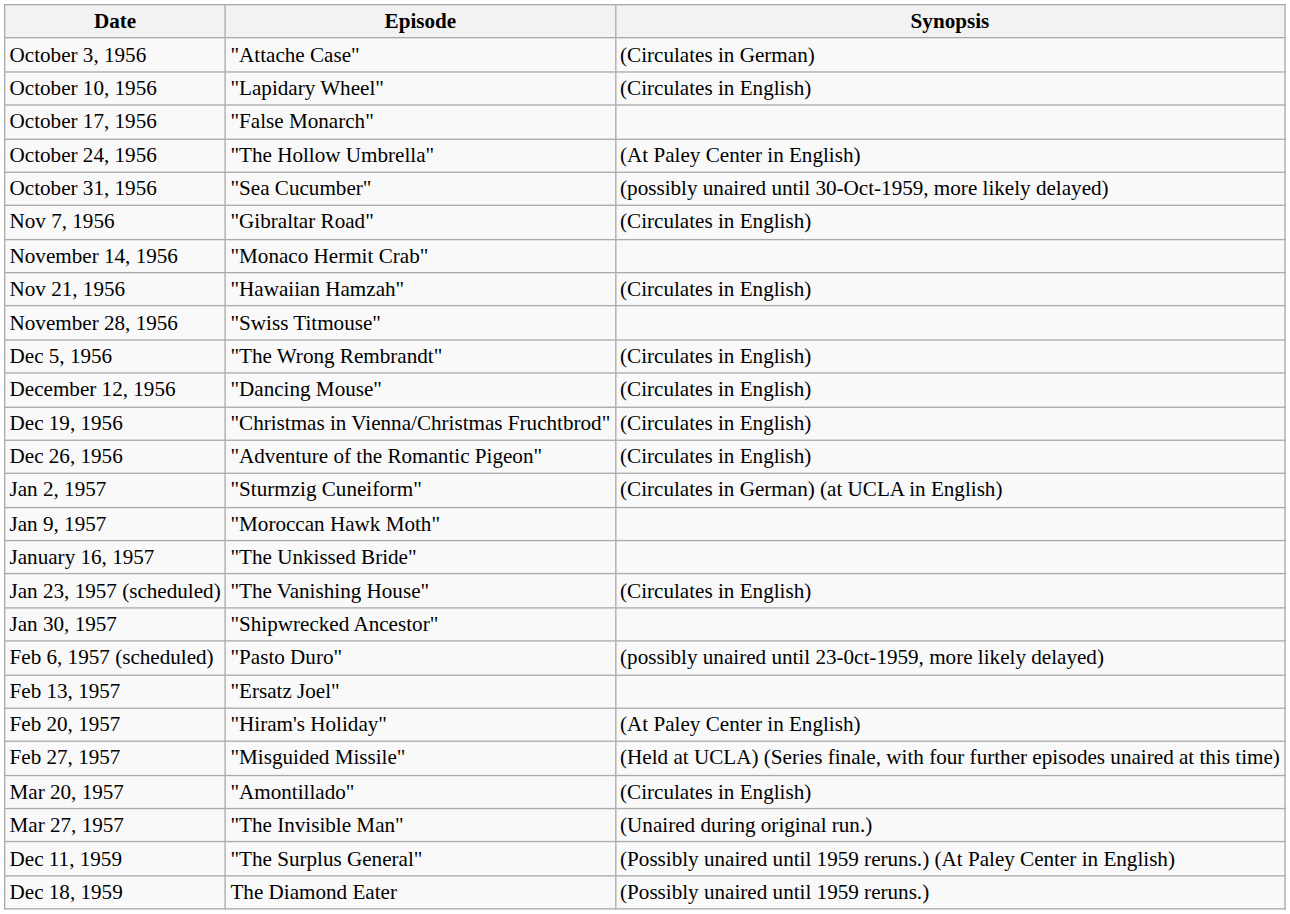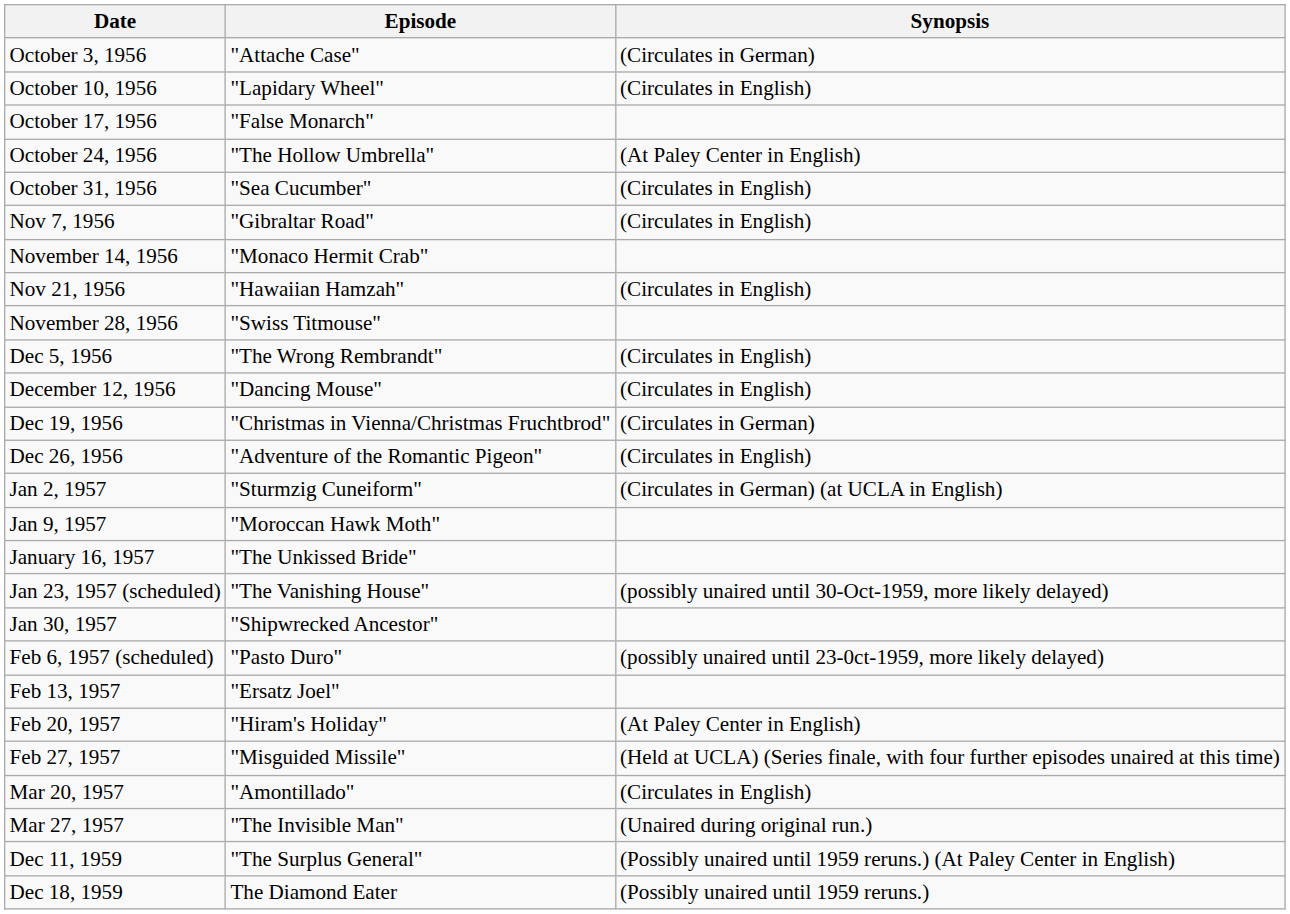(864, 188) (possibly unaired until 30-Oct-1959, more likely delayed) -> (716, 188) (Circulates in English)
(716, 423) (Circulates in English) -> (717, 423) (Circulates in German)
(716, 590) (Circulates in English) -> (864, 590) (possibly unaired until 30-Oct-1959, more likely delayed)
